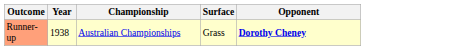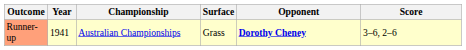+ column: (411, 12)
(60, 32) 1938 -> (60, 32) 1941
